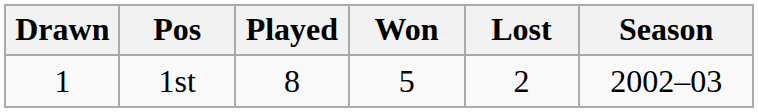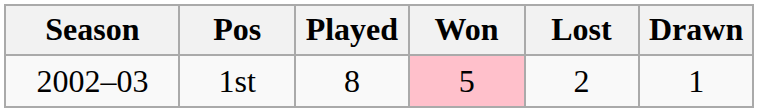columns swapped: (666, 29) <-> (62, 29)
(407, 80) no background -> (467, 80) pink background
